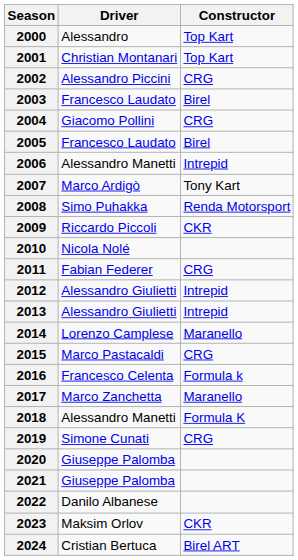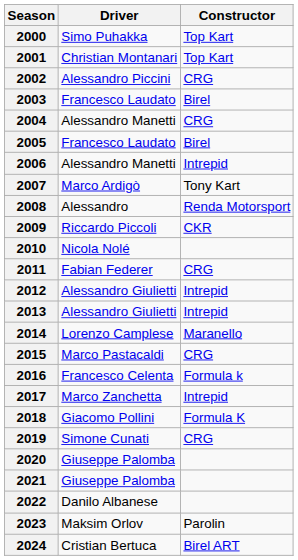(95, 36) Alessandro -> (104, 36) Simo Puhakka
(108, 121) Giacomo Pollini -> (119, 121) Alessandro Manetti
(104, 206) Simo Puhakka -> (95, 206) Alessandro
(213, 396) Maranello -> (206, 396) Intrepid
(119, 418) Alessandro Manetti -> (108, 418) Giacomo Pollini
(198, 523) CKR -> (204, 523) Parolin
